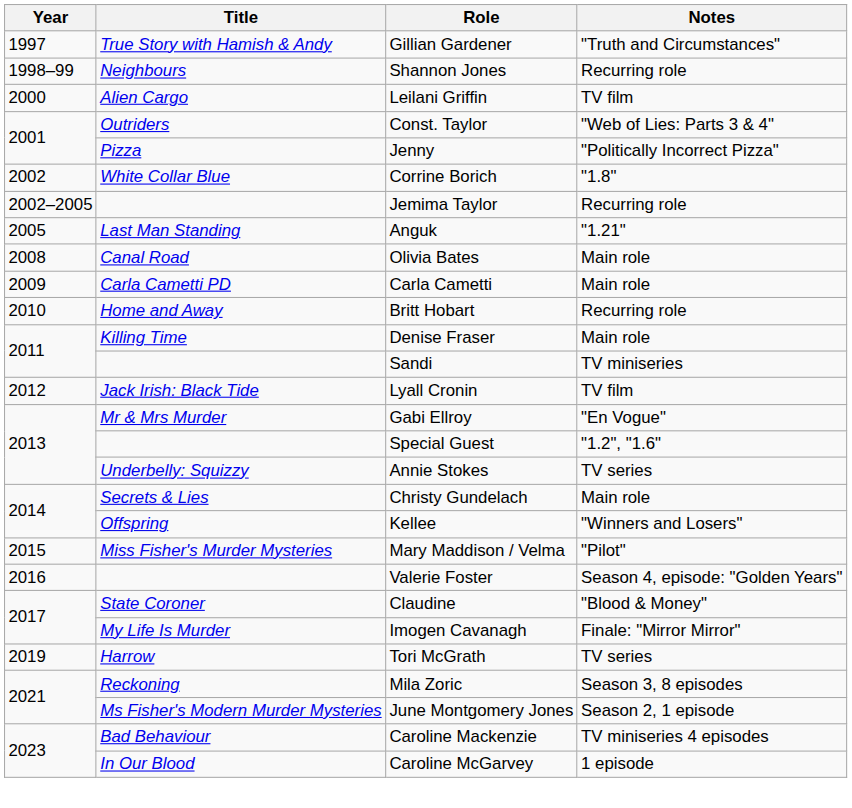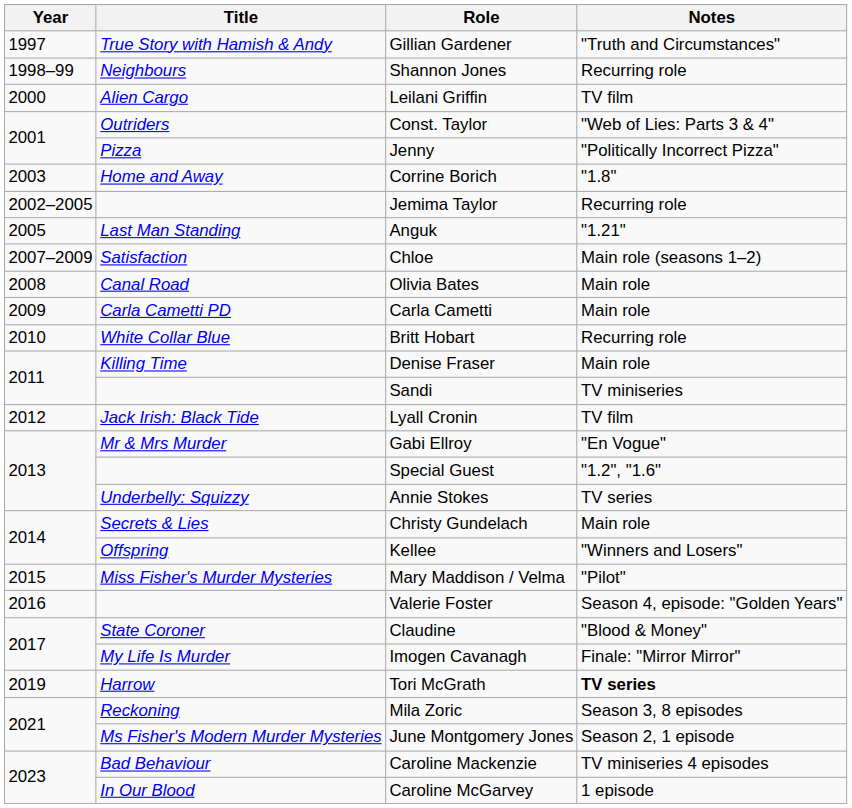(27, 177) 2002 -> (27, 177) 2003
(165, 177) White Collar Blue -> (161, 177) Home and Away
+ row: (411, 257)
(161, 310) Home and Away -> (165, 337) White Collar Blue
(617, 657) normal -> (618, 683) bold
